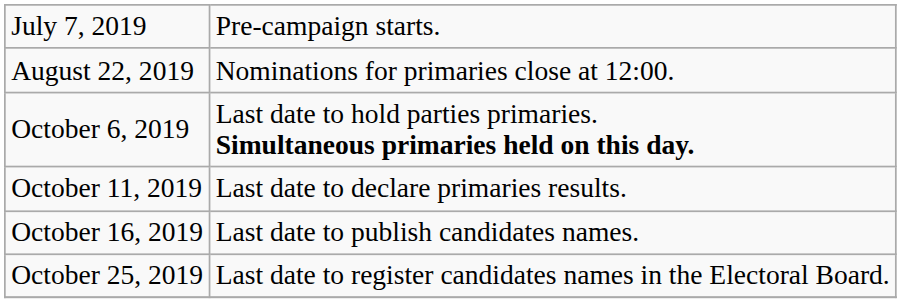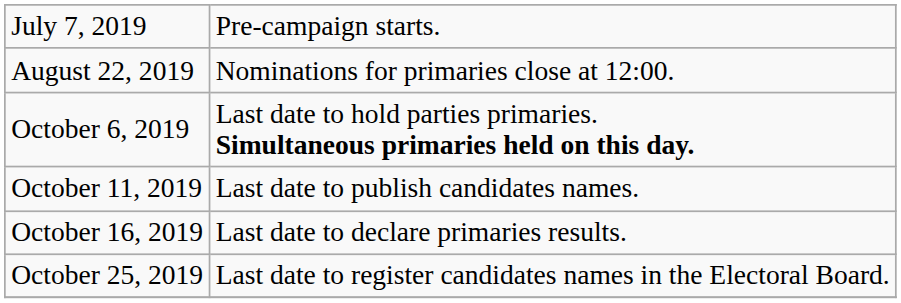(421, 188) Last date to declare primaries results. -> (427, 188) Last date to publish candidates names.
(427, 231) Last date to publish candidates names. -> (421, 231) Last date to declare primaries results.
